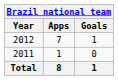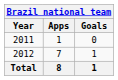rows swapped: (24, 54) <-> (24, 40)
